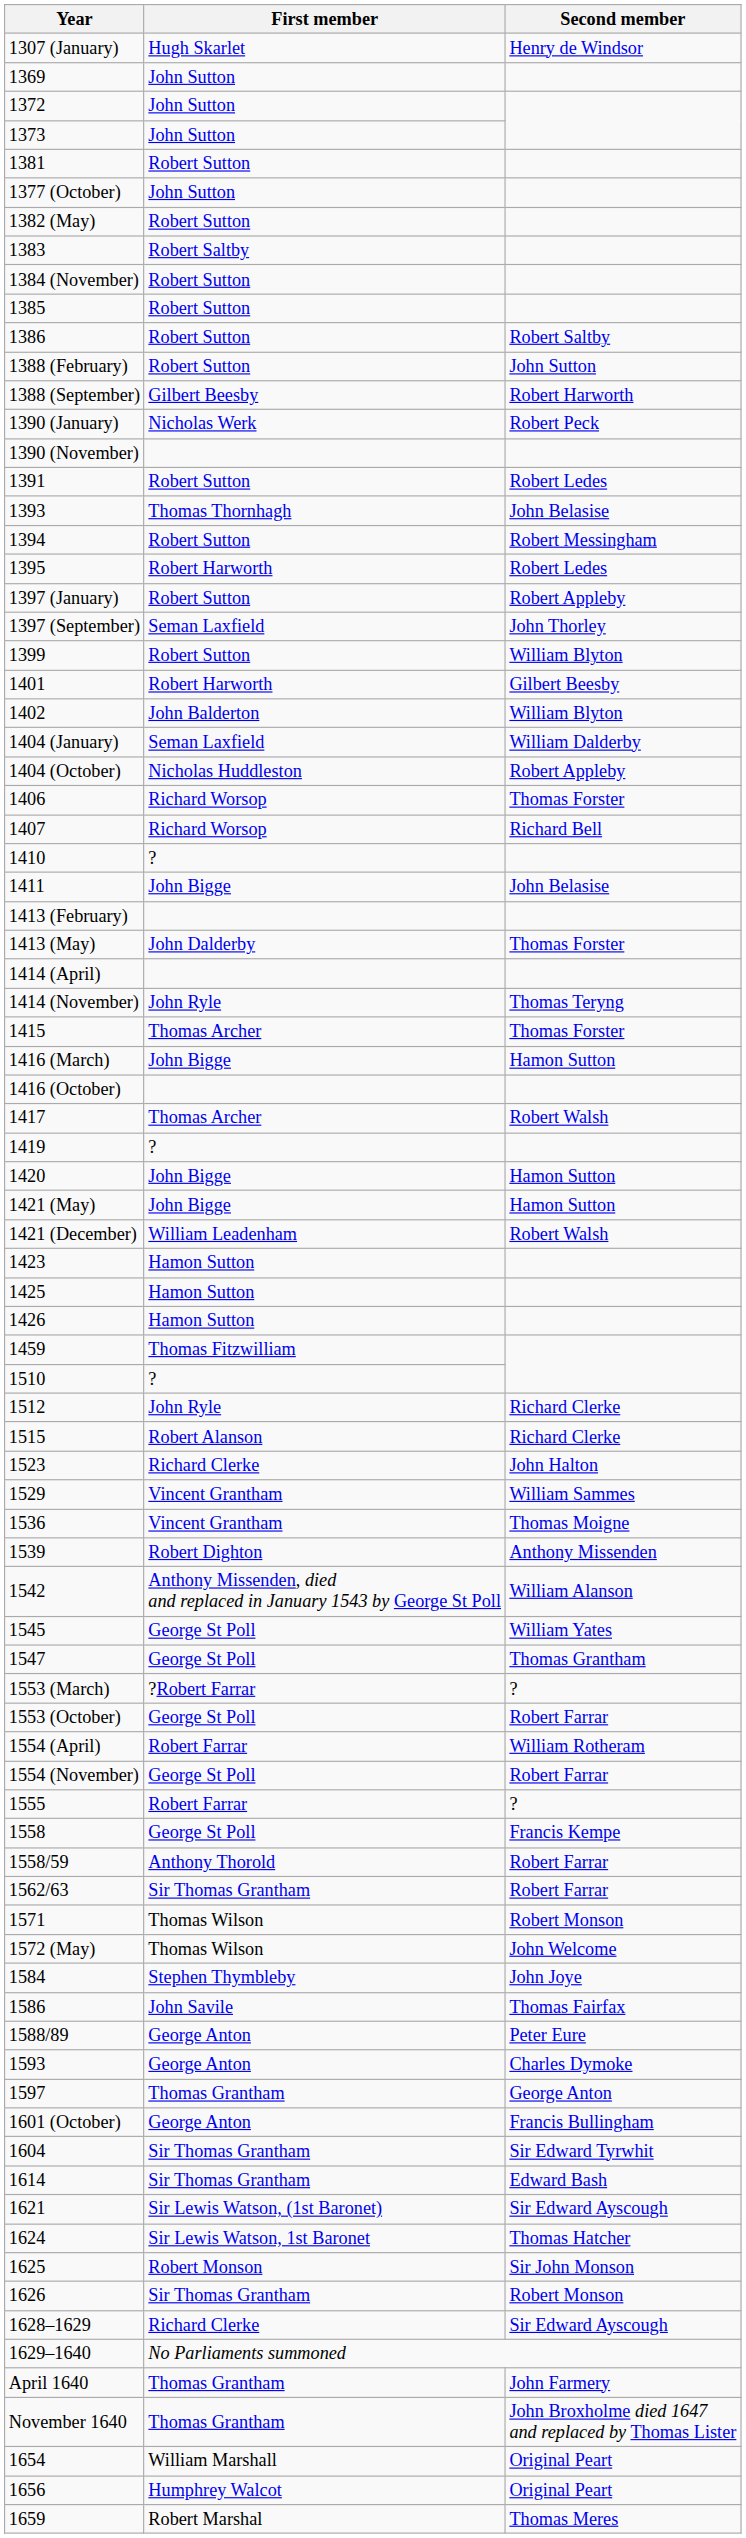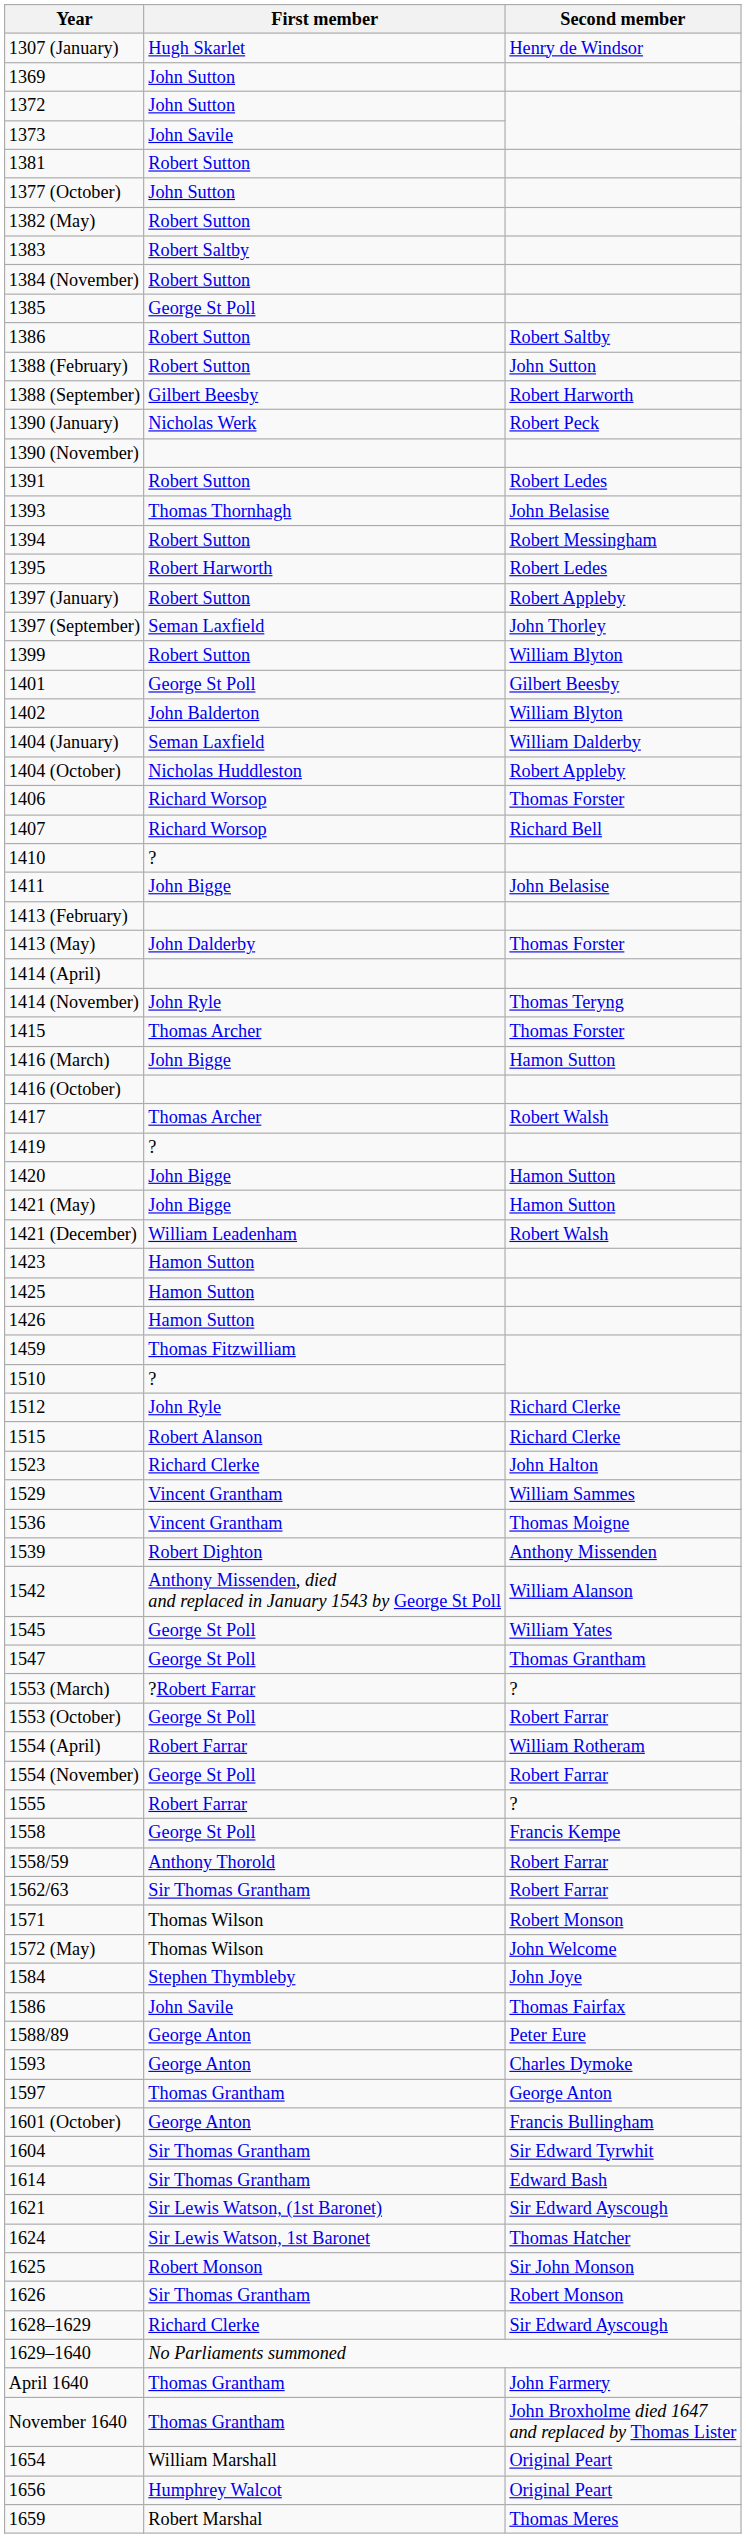(192, 134) John Sutton -> (191, 134) John Savile
(199, 308) Robert Sutton -> (202, 308) George St Poll
(210, 684) Robert Harworth -> (202, 684) George St Poll
